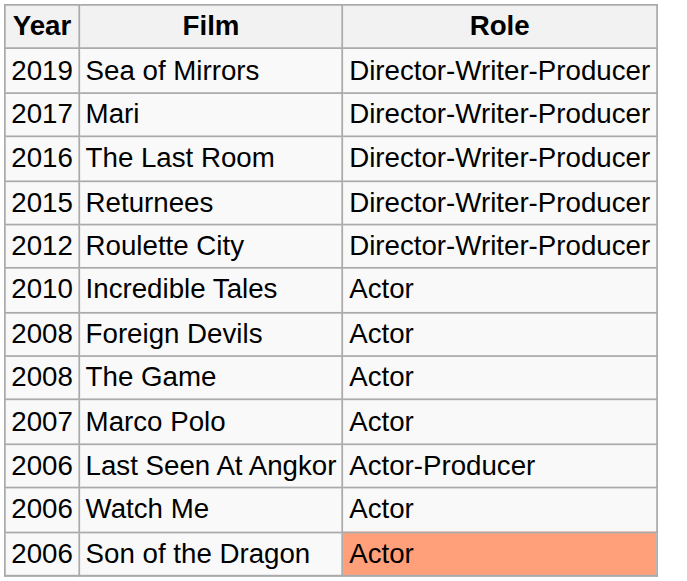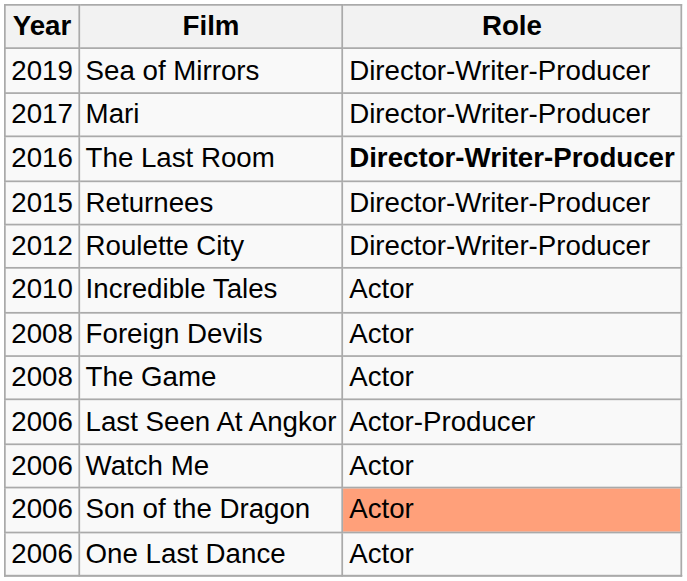(500, 158) normal -> (512, 158) bold
- row: (156, 421)
+ row: (186, 553)
